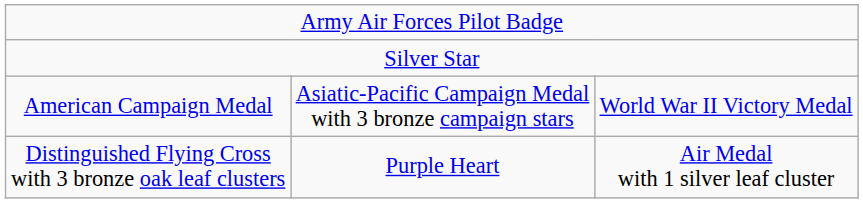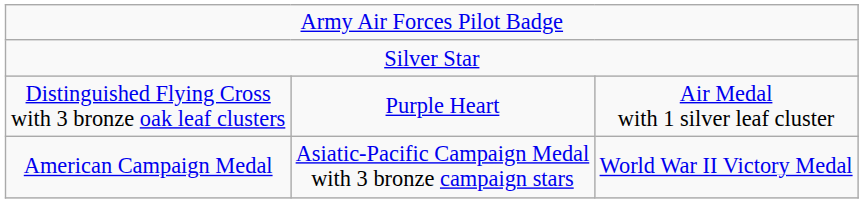rows swapped: (148, 166) <-> (148, 105)
